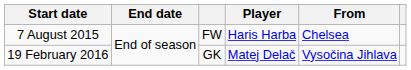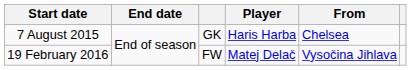(212, 34) FW -> (212, 34) GK
(212, 55) GK -> (212, 55) FW
